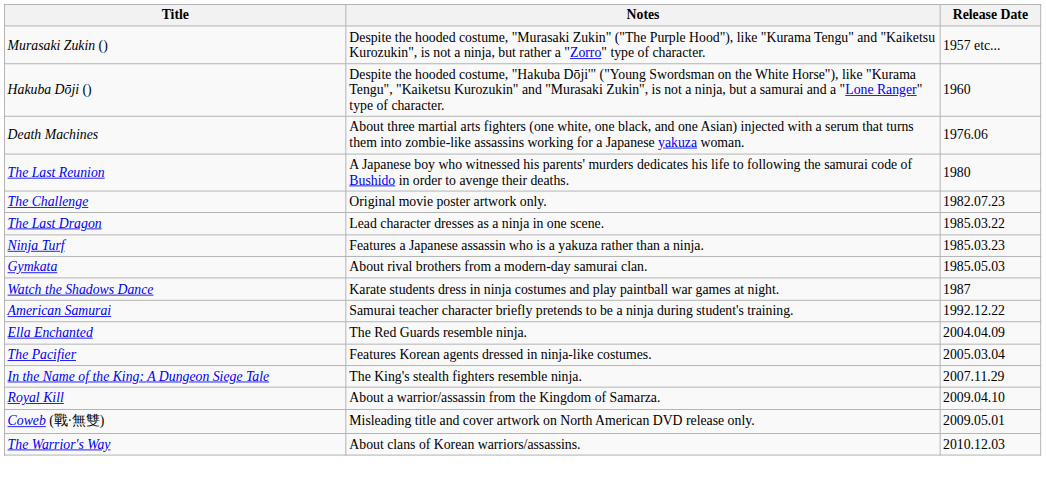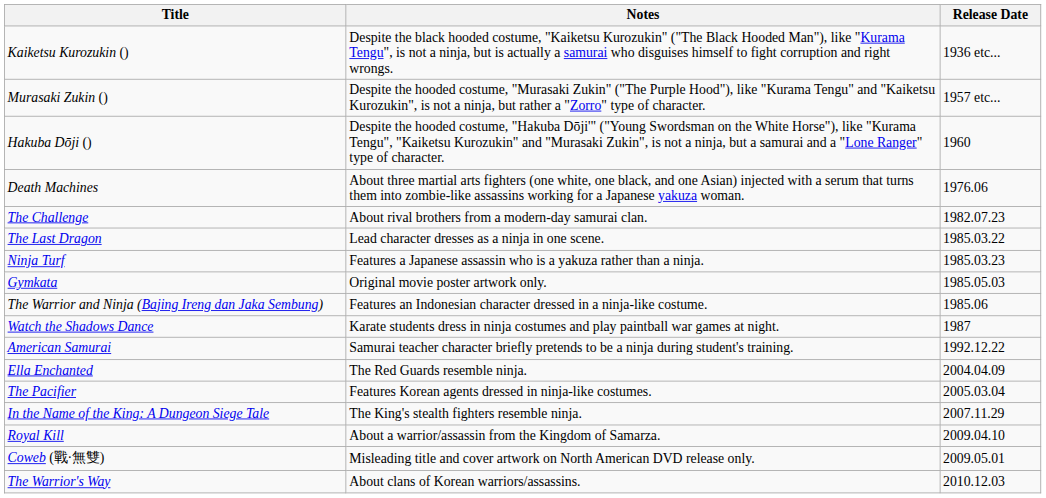+ row: (68, 52)
- row: (56, 172)
(448, 201) Original movie poster artwork only. -> (498, 217) About rival brothers from a modern-day samurai clan.
(498, 267) About rival brothers from a modern-day samurai clan. -> (448, 282) Original movie poster artwork only.
+ row: (165, 304)
